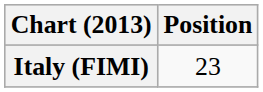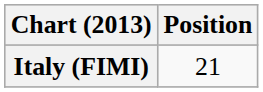(208, 65) 23 -> (208, 65) 21
